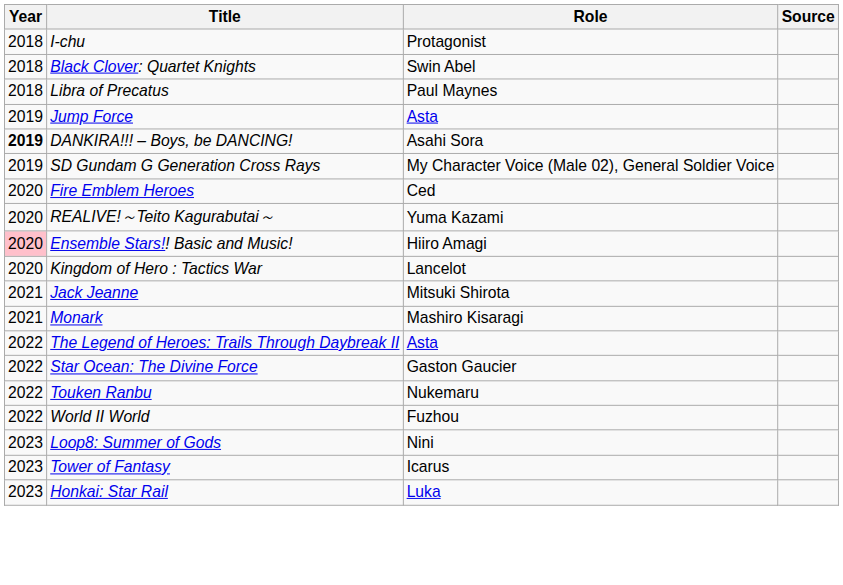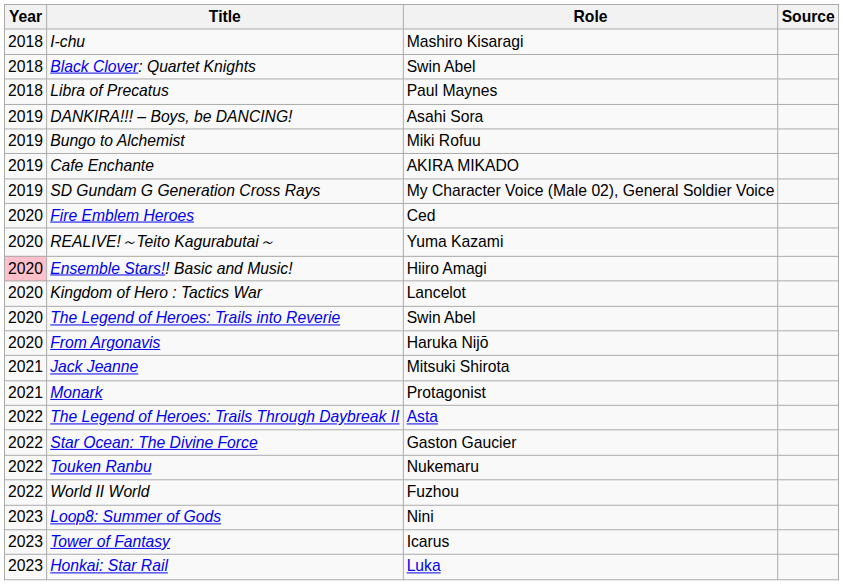(446, 41) Protagonist -> (465, 41) Mashiro Kisaragi
- row: (92, 116)
(26, 141) bold -> (26, 116) normal
+ row: (117, 141)
+ row: (102, 166)
+ row: (195, 318)
+ row: (105, 343)
(465, 318) Mashiro Kisaragi -> (446, 392) Protagonist
